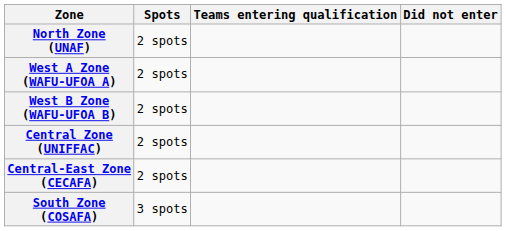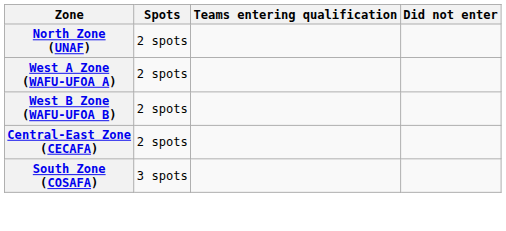- row: (69, 142)
